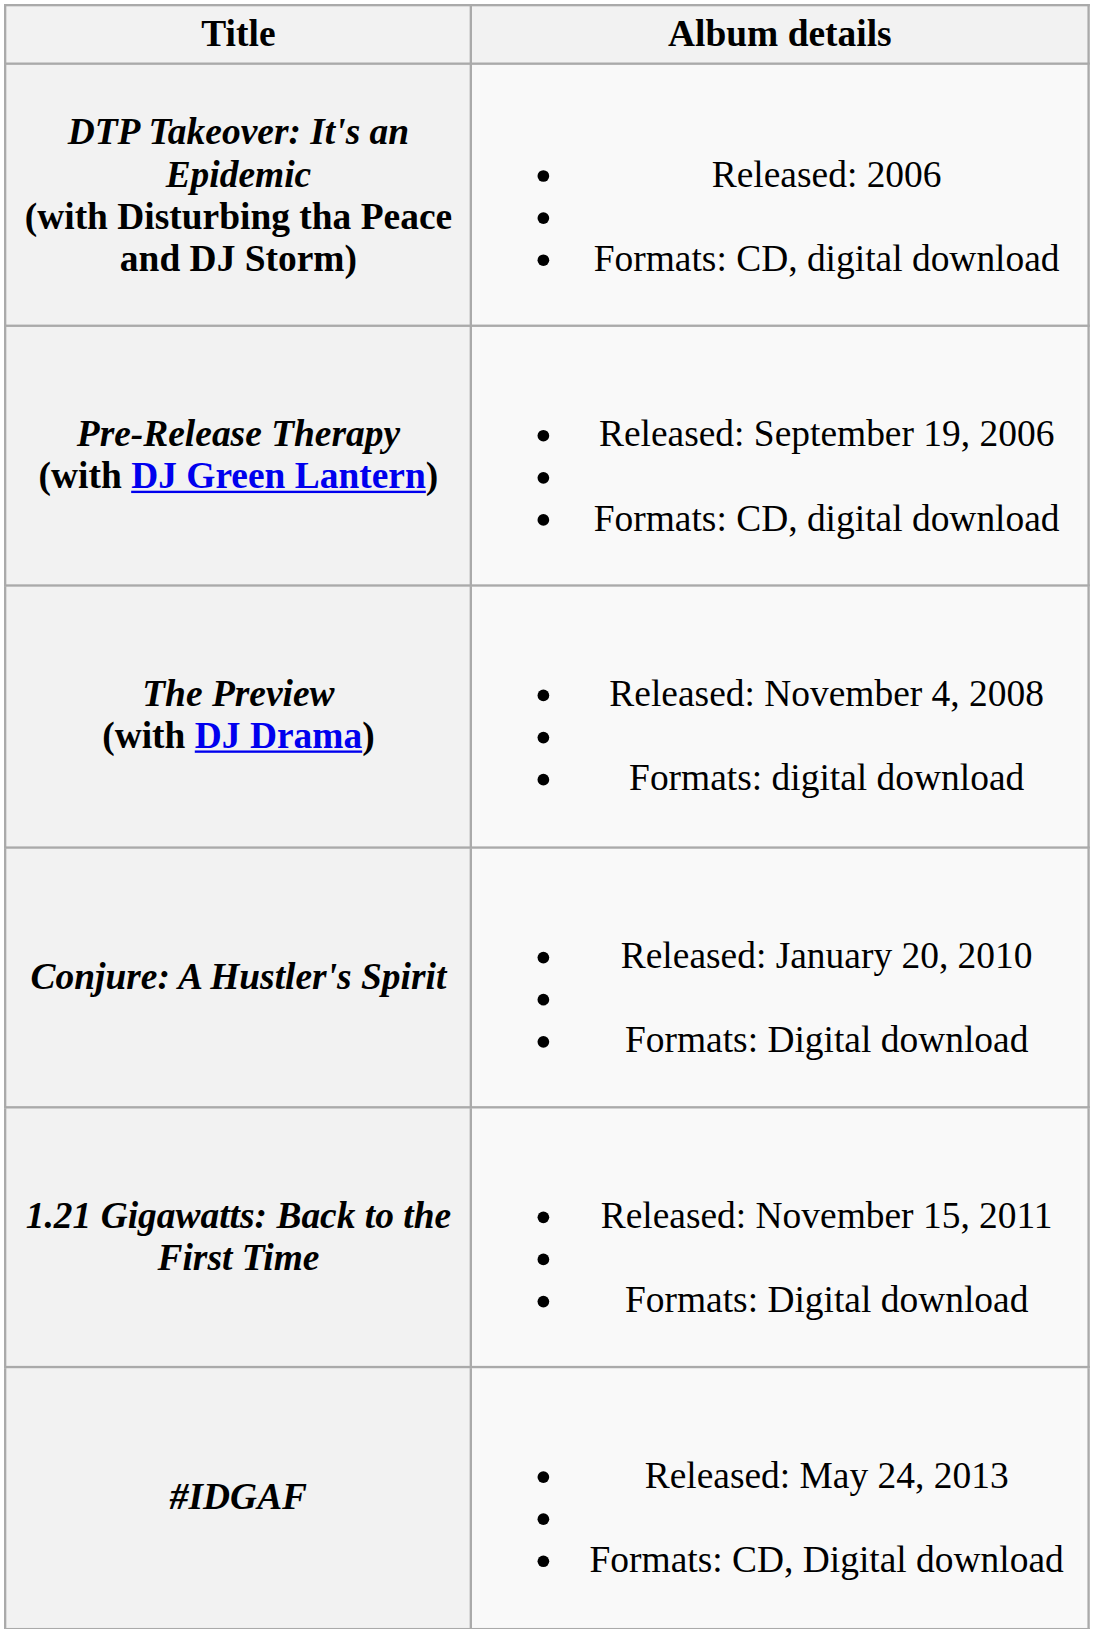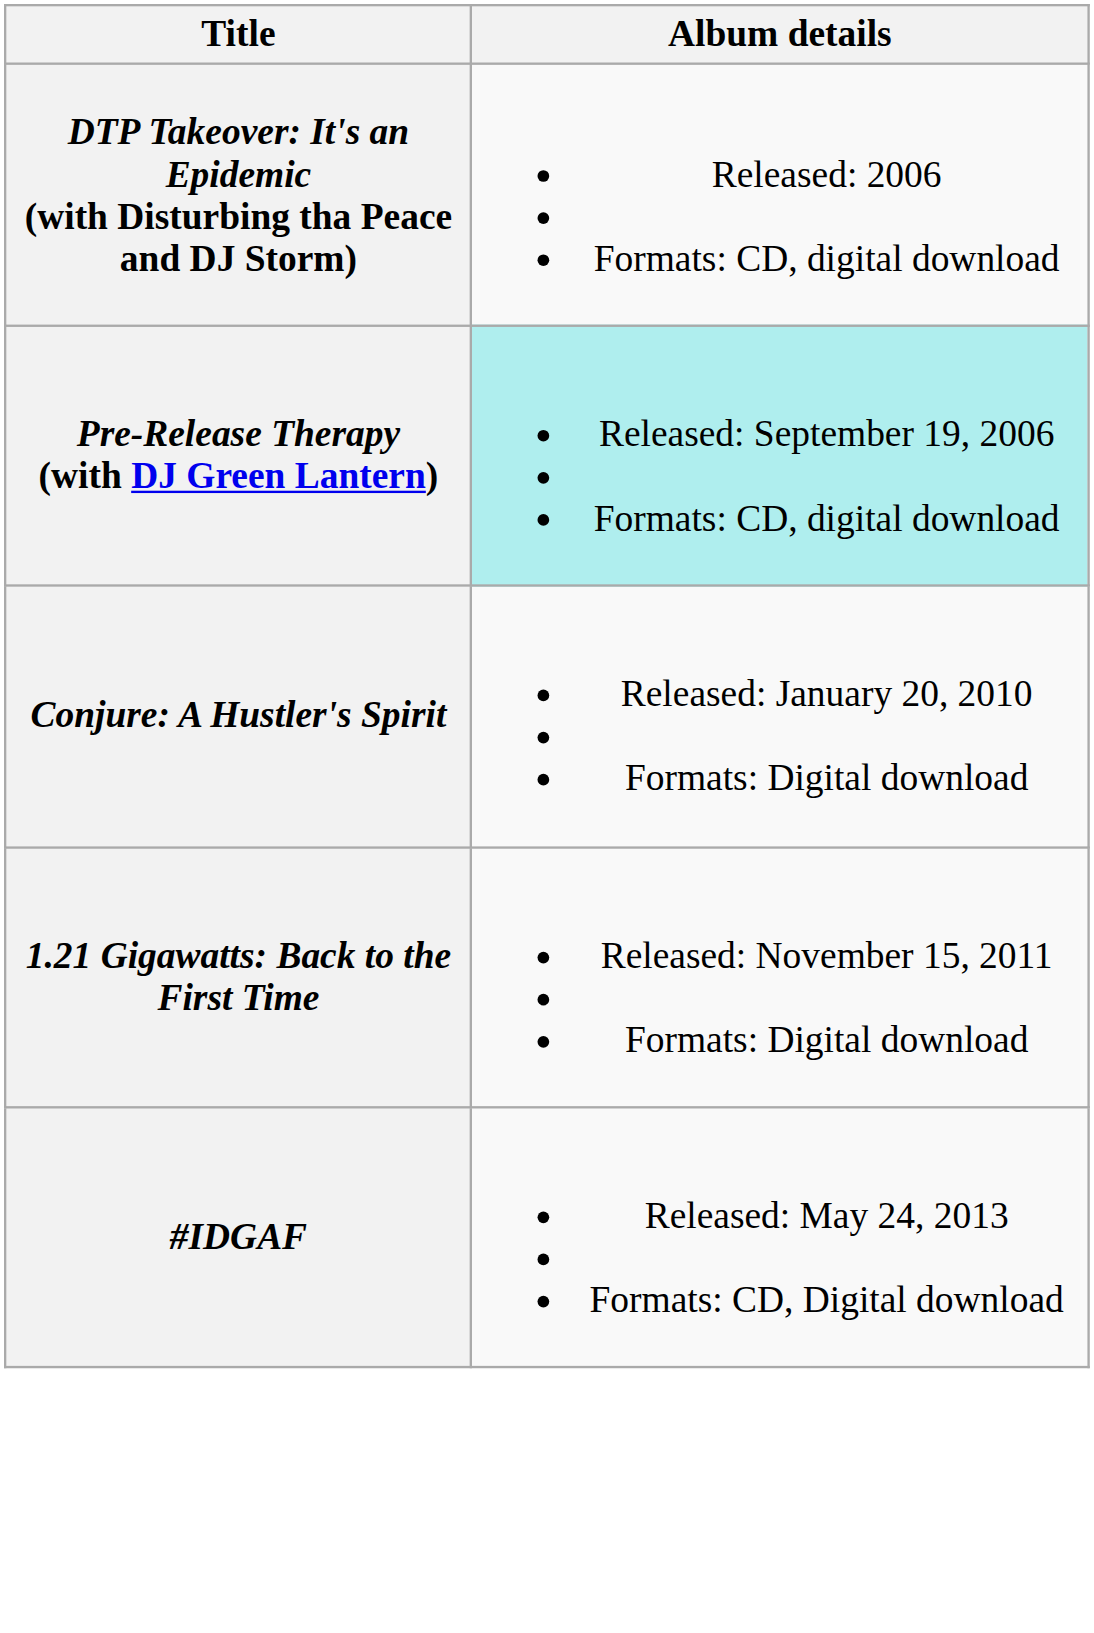(780, 477) no background -> (780, 477) paleturquoise background
- row: (238, 715)
